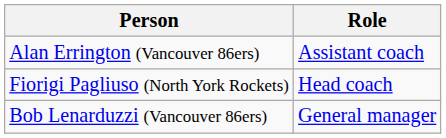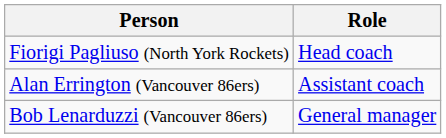rows swapped: (149, 84) <-> (134, 52)
